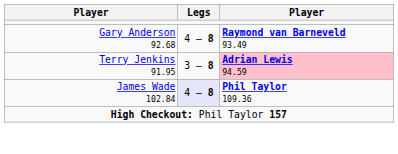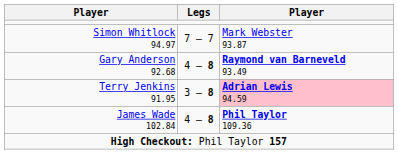+ row: (134, 38)
(199, 93) lavender background -> (199, 120) no background
